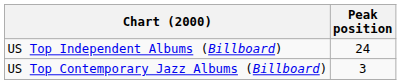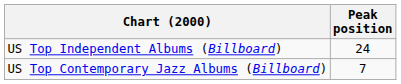(363, 69) 3 -> (363, 69) 7
